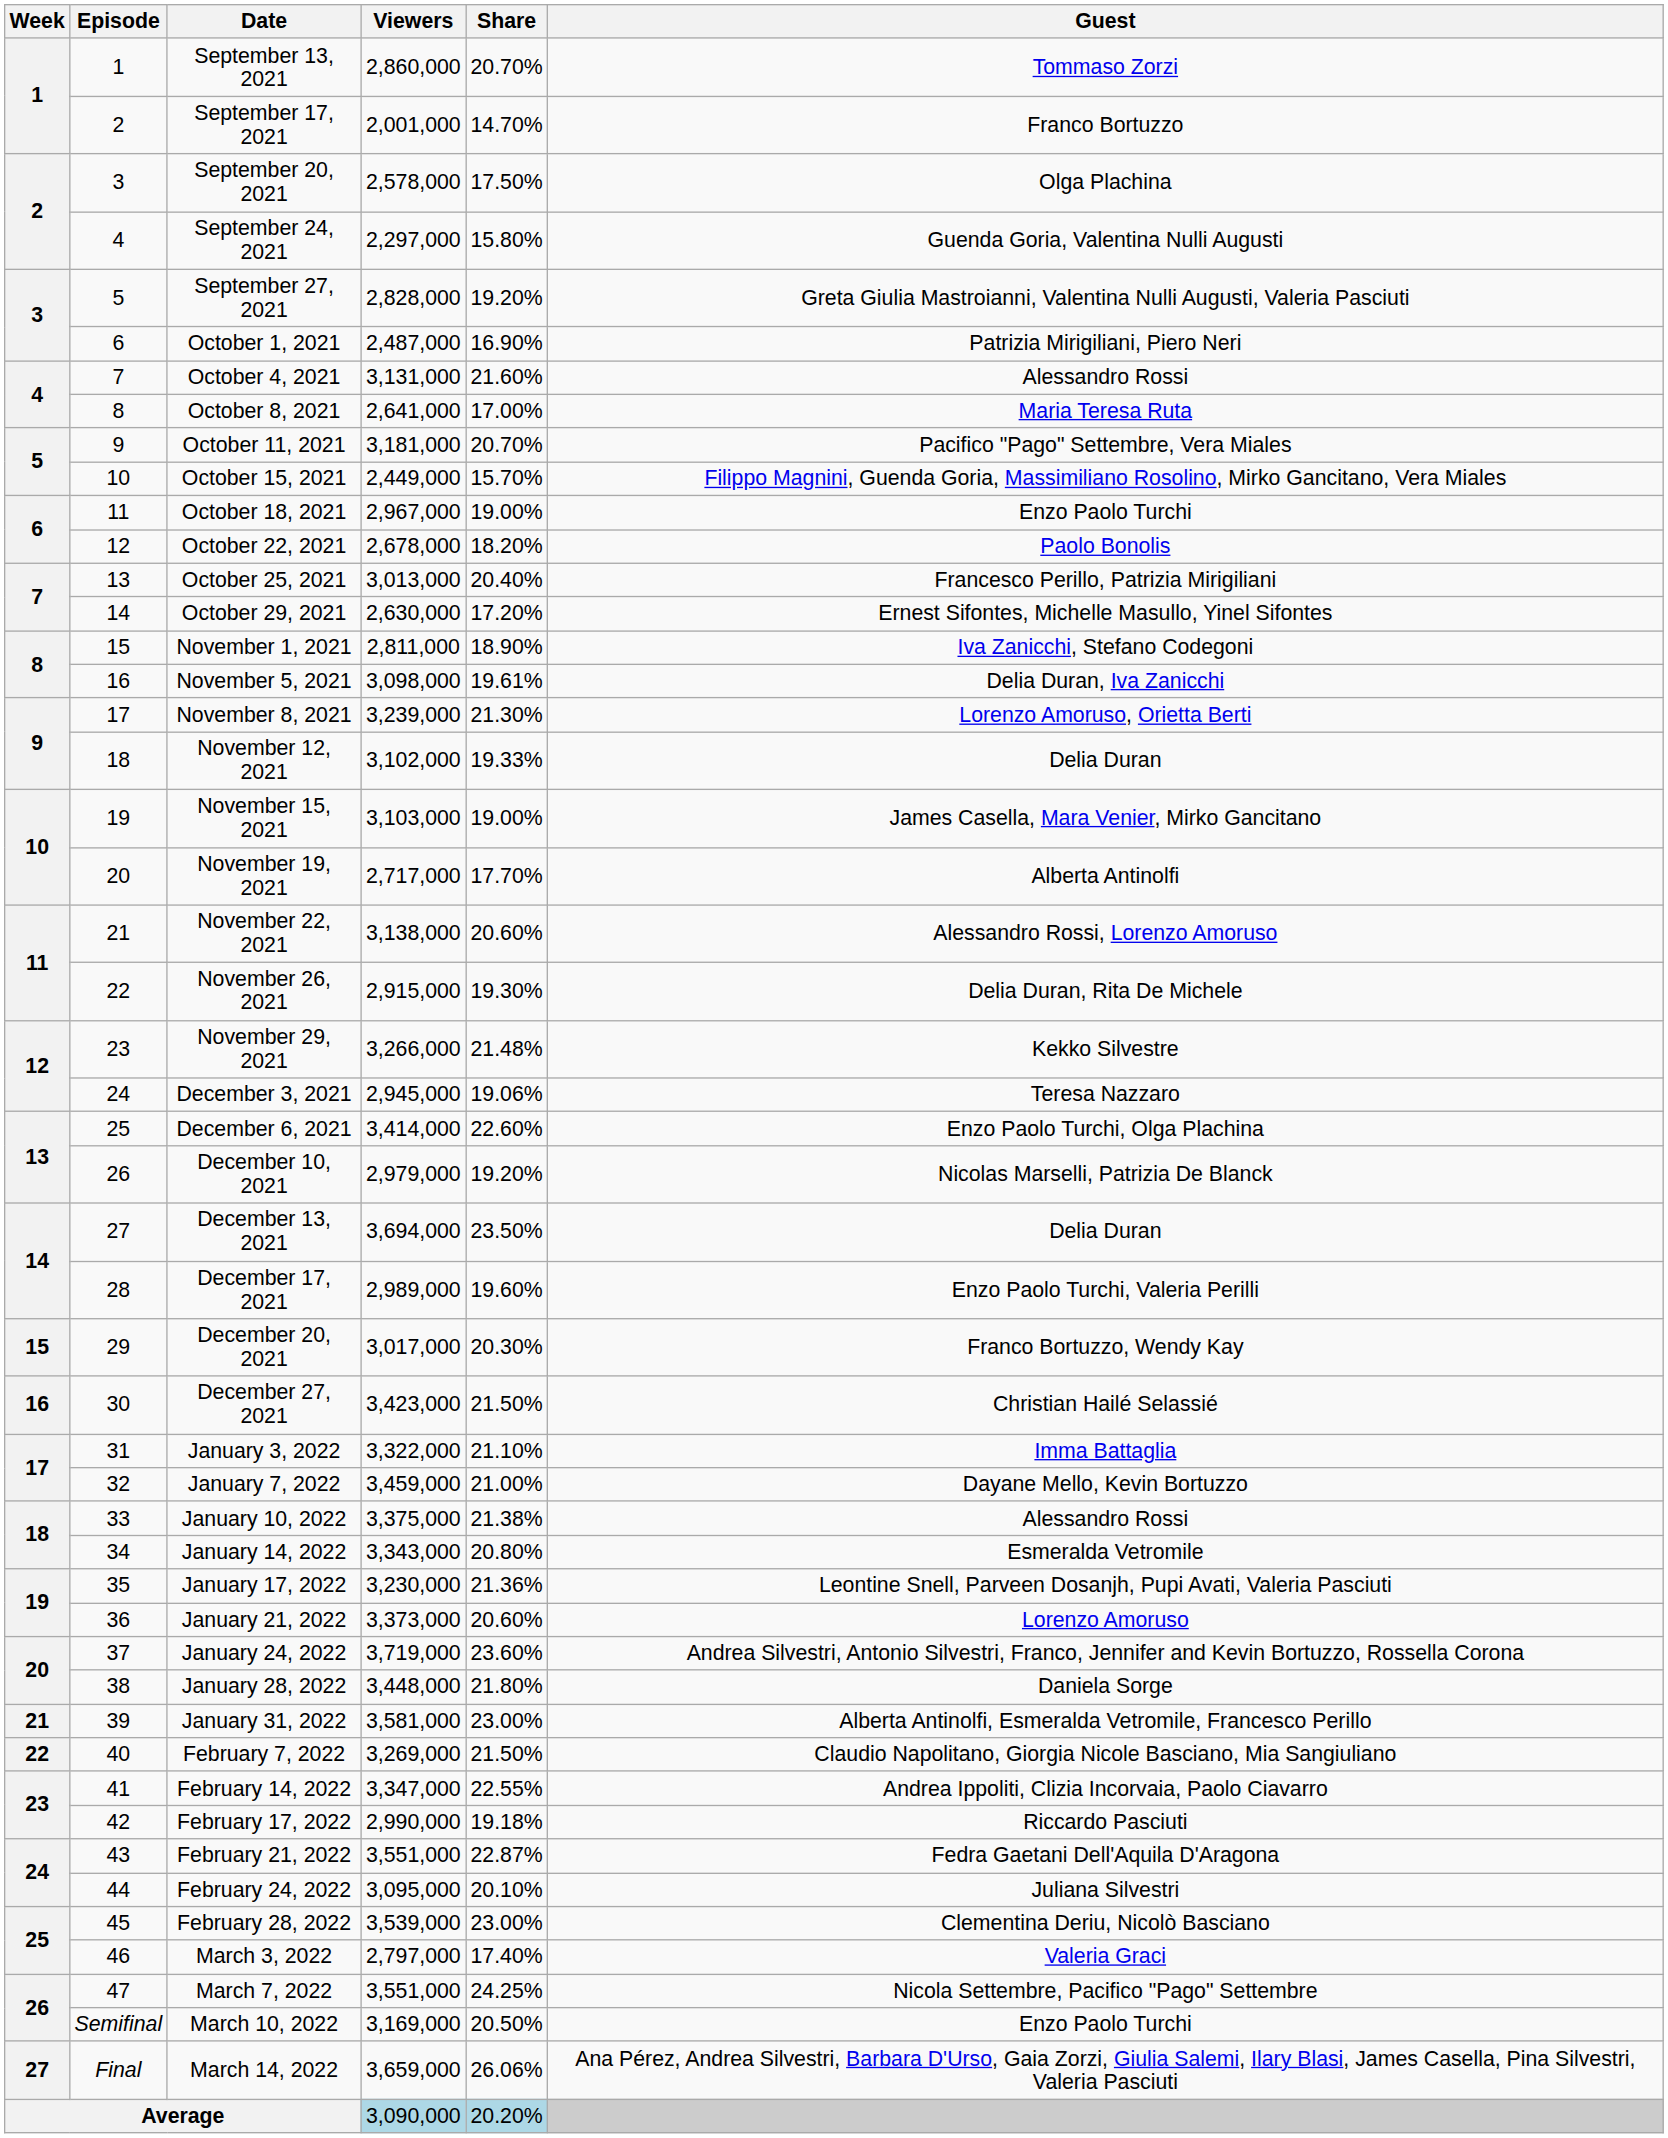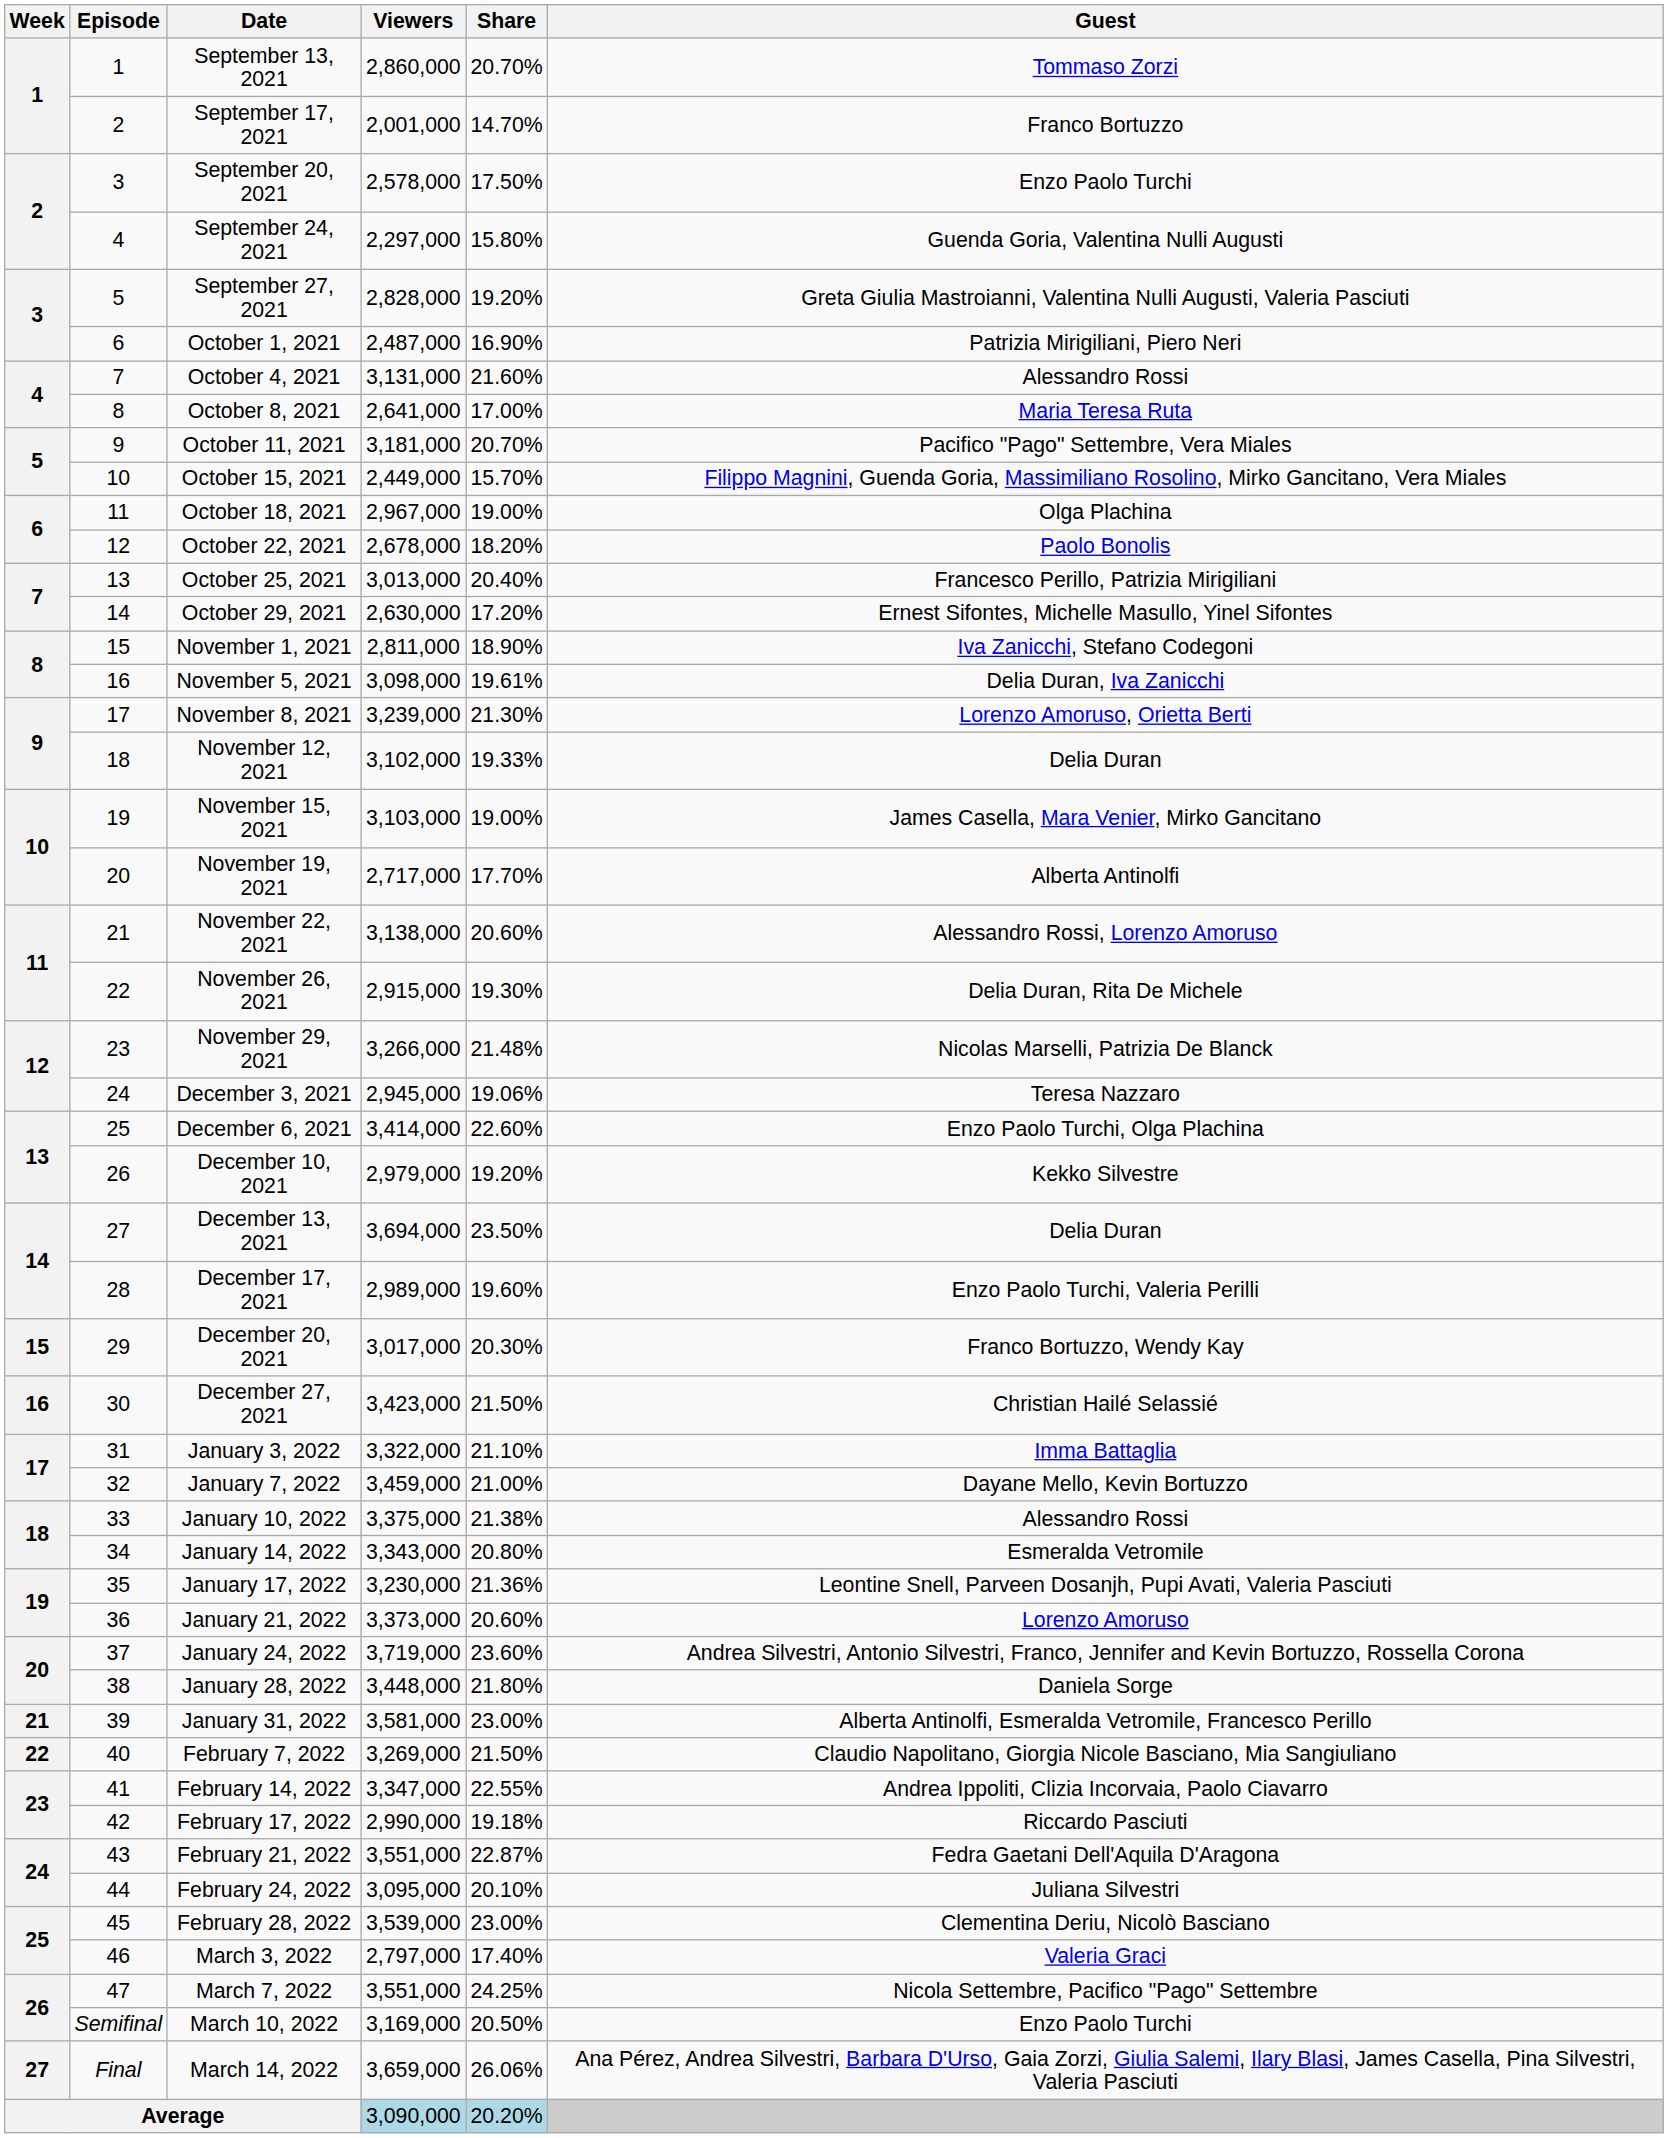(1105, 182) Olga Plachina -> (1105, 182) Enzo Paolo Turchi
(1105, 512) Enzo Paolo Turchi -> (1105, 512) Olga Plachina
(1105, 1048) Kekko Silvestre -> (1105, 1048) Nicolas Marselli, Patrizia De Blanck
(1105, 1174) Nicolas Marselli, Patrizia De Blanck -> (1105, 1174) Kekko Silvestre
